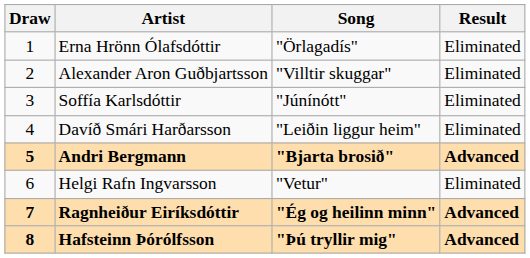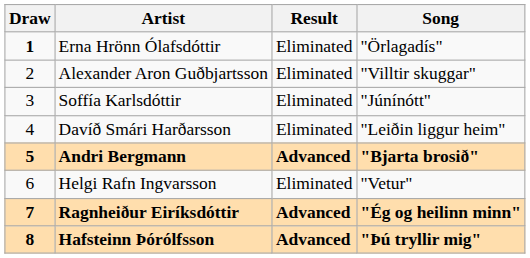columns swapped: (356, 18) <-> (483, 18)
(30, 45) normal -> (30, 45) bold
